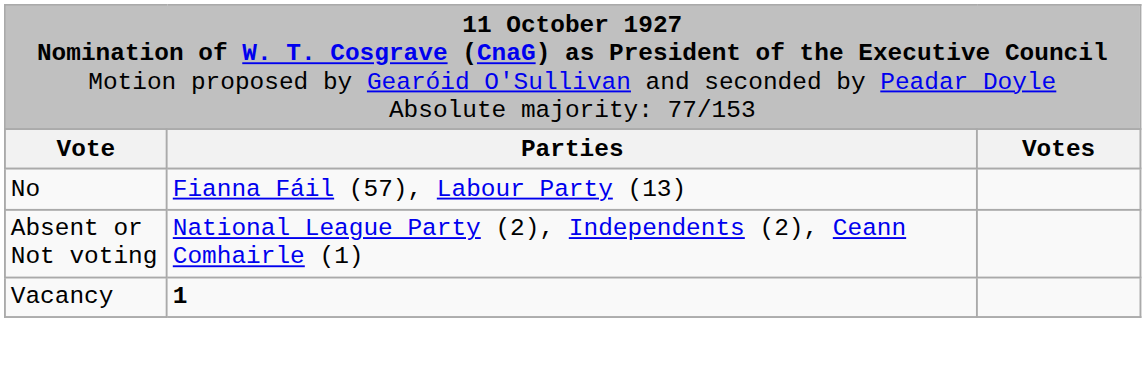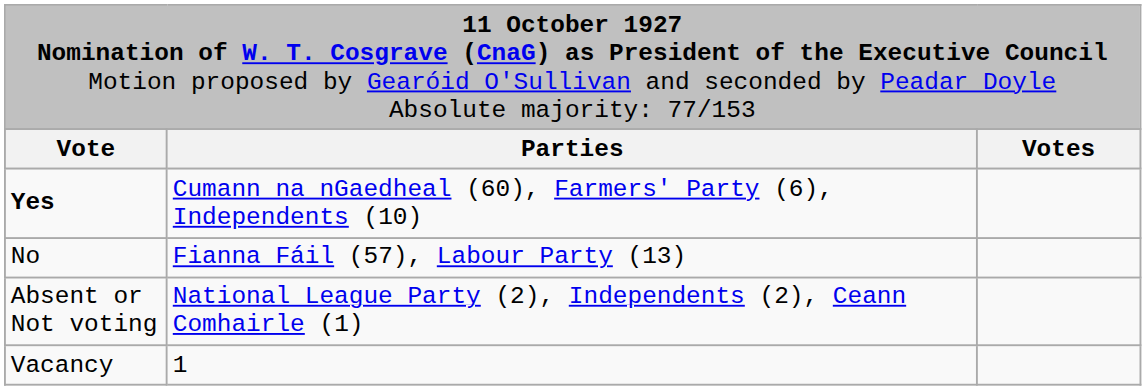+ row: (33, 203)
(180, 297) bold -> (180, 365) normal
